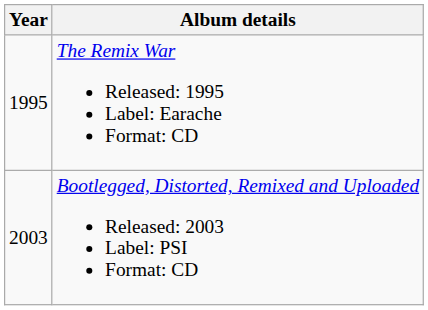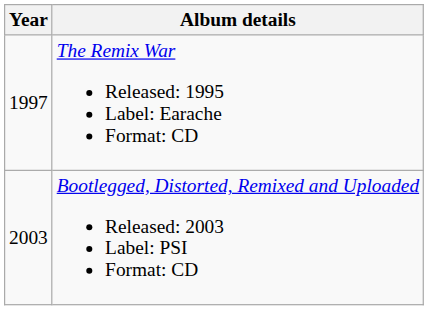(28, 102) 1995 -> (28, 102) 1997
